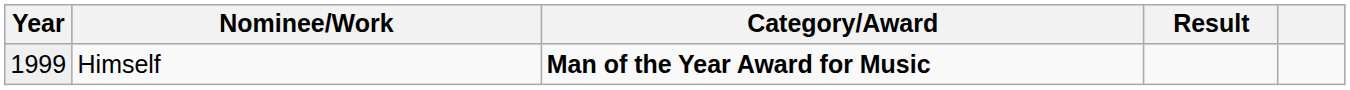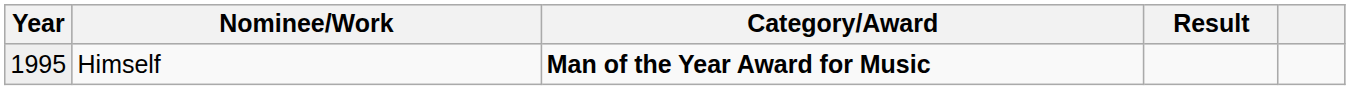(38, 63) 1999 -> (38, 63) 1995
